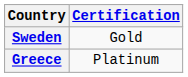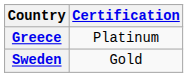rows swapped: (37, 61) <-> (37, 38)
